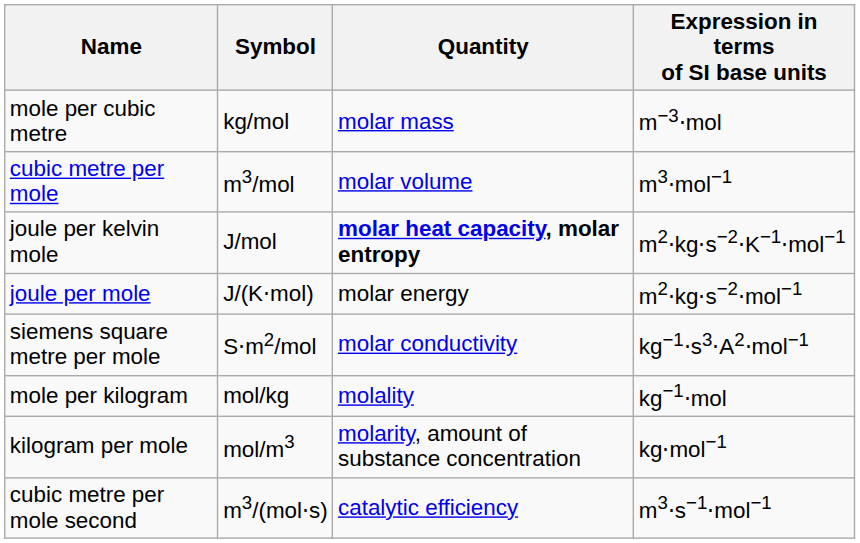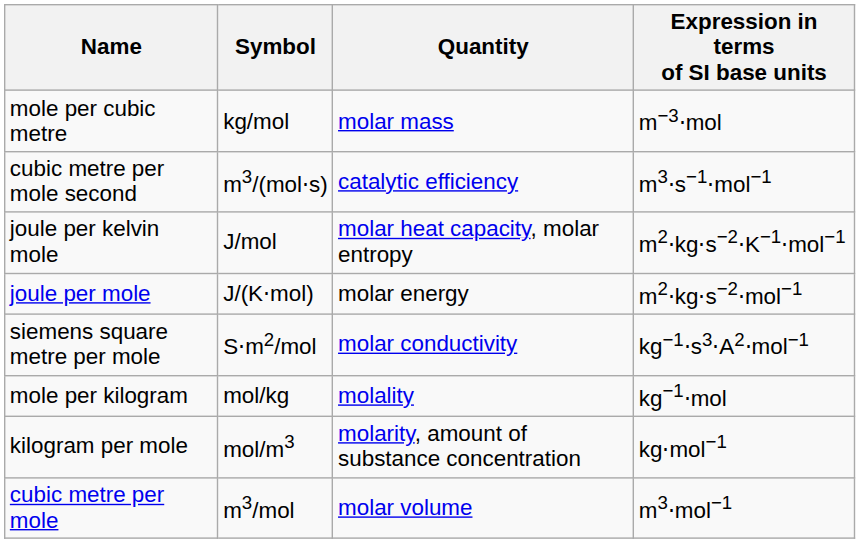rows swapped: (87, 181) <-> (87, 507)
(479, 242) bold -> (469, 242) normal
